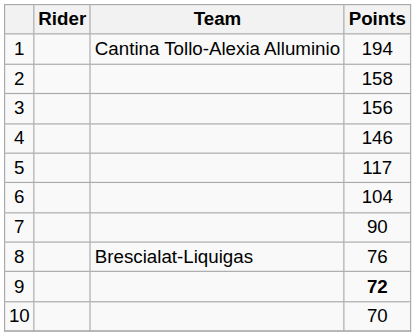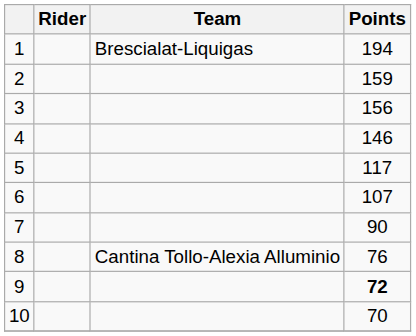(217, 49) Cantina Tollo-Alexia Alluminio -> (174, 49) Brescialat-Liquigas
(377, 78) 158 -> (377, 78) 159
(377, 197) 104 -> (377, 197) 107
(174, 256) Brescialat-Liquigas -> (217, 256) Cantina Tollo-Alexia Alluminio
